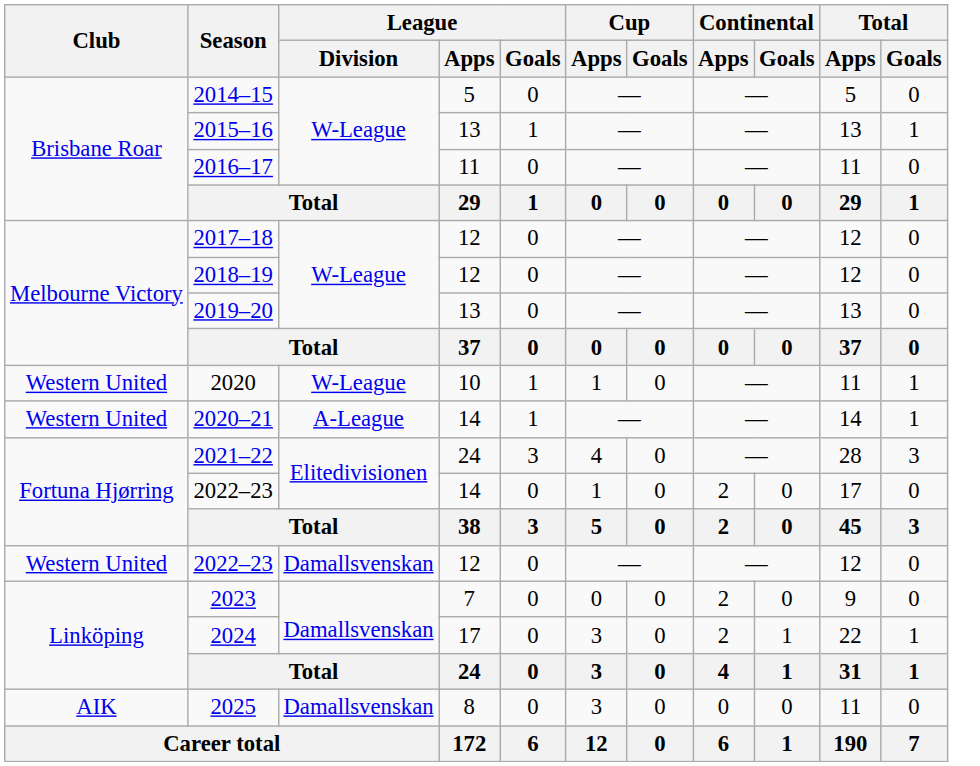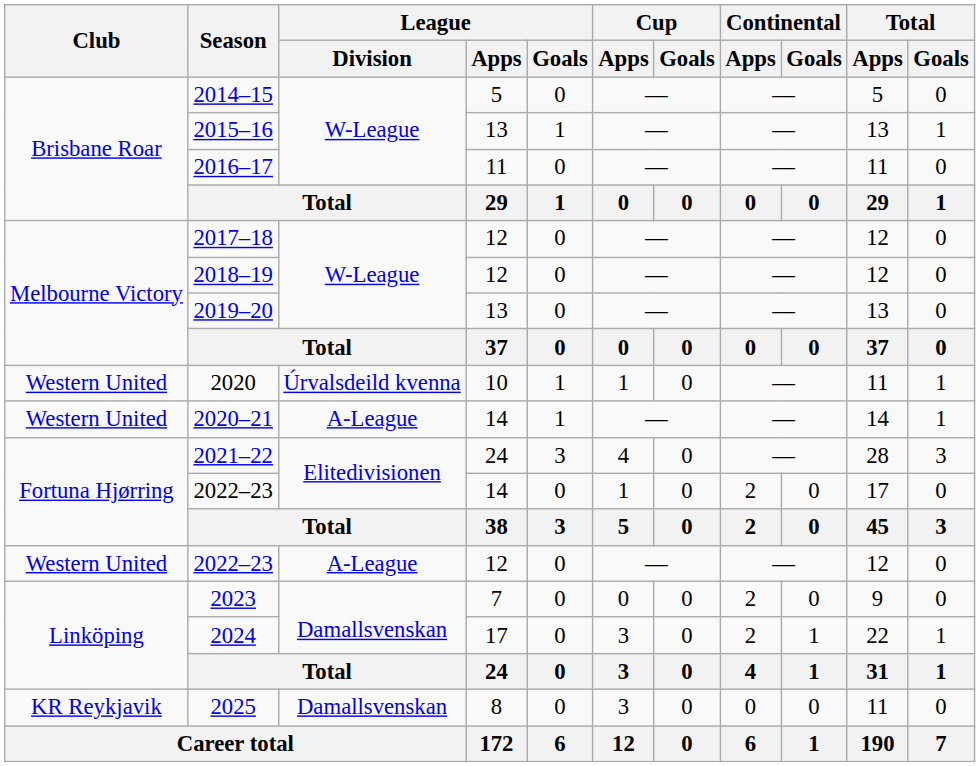(358, 382) W-League -> (372, 382) Úrvalsdeild kvenna
(358, 563) Damallsvenskan -> (372, 563) A-League
(96, 707) AIK -> (96, 707) KR Reykjavik
